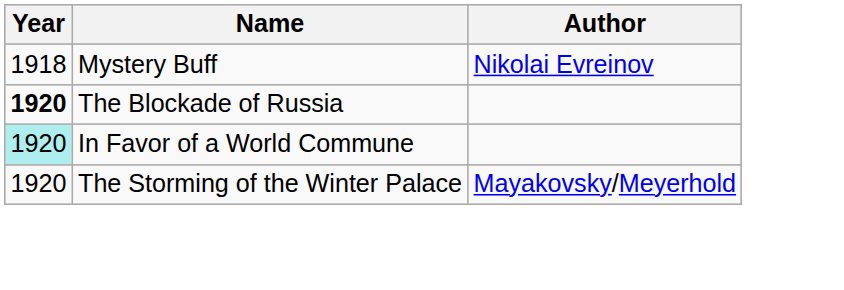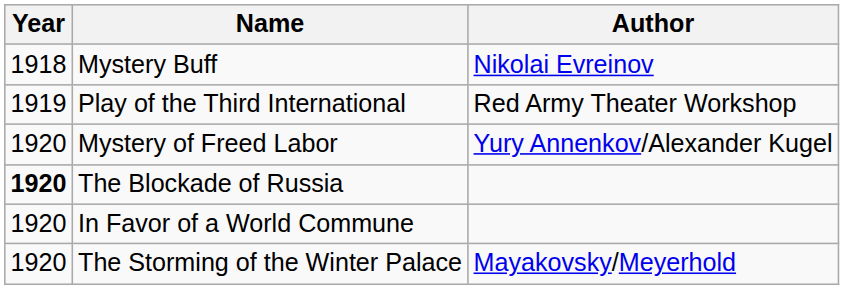+ row: (242, 104)
+ row: (208, 143)
(39, 143) paleturquoise background -> (39, 223) no background
